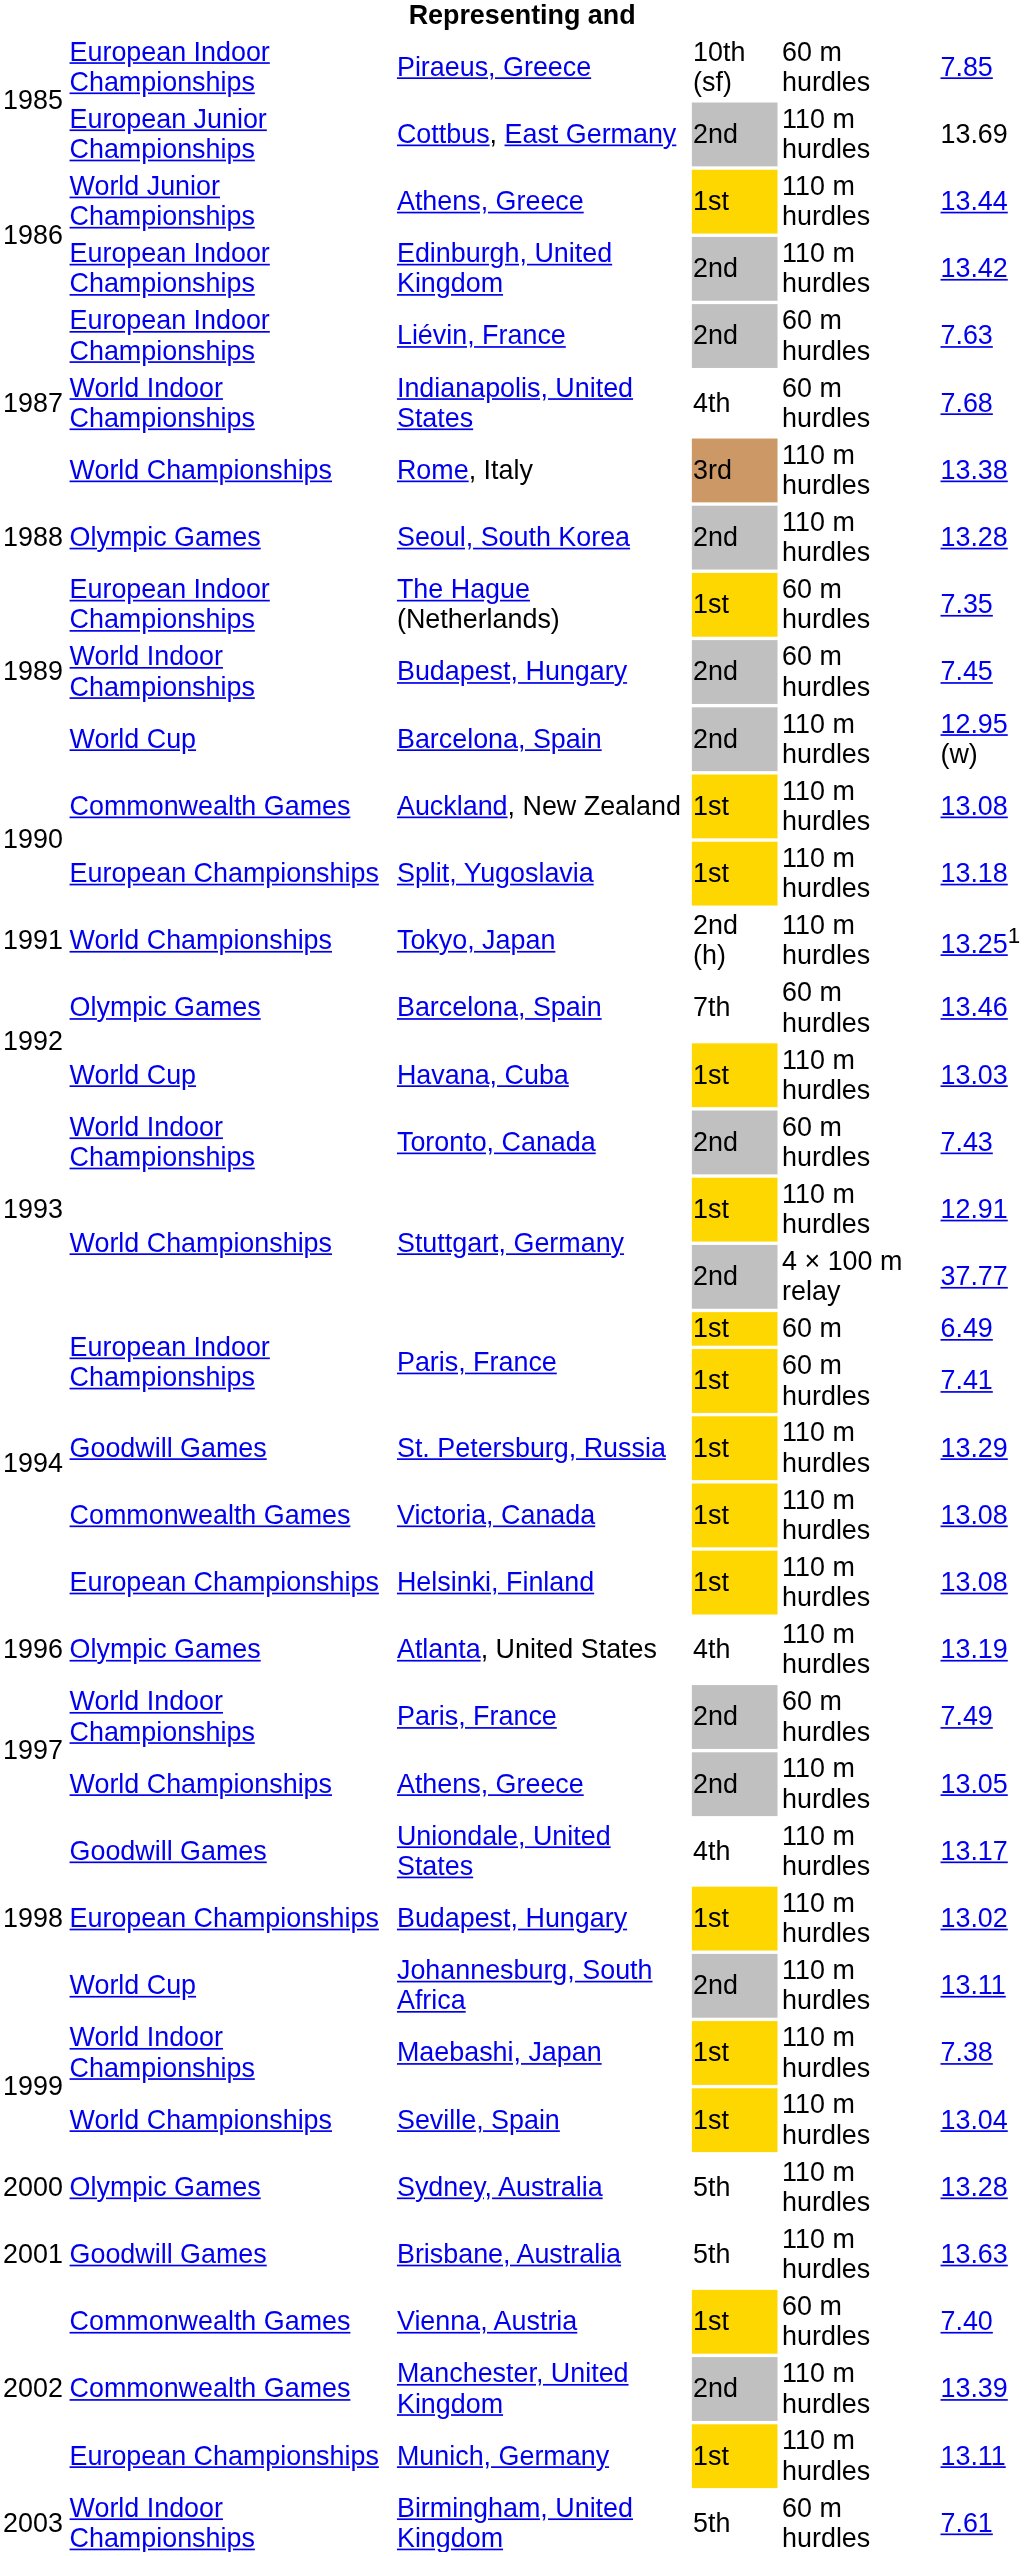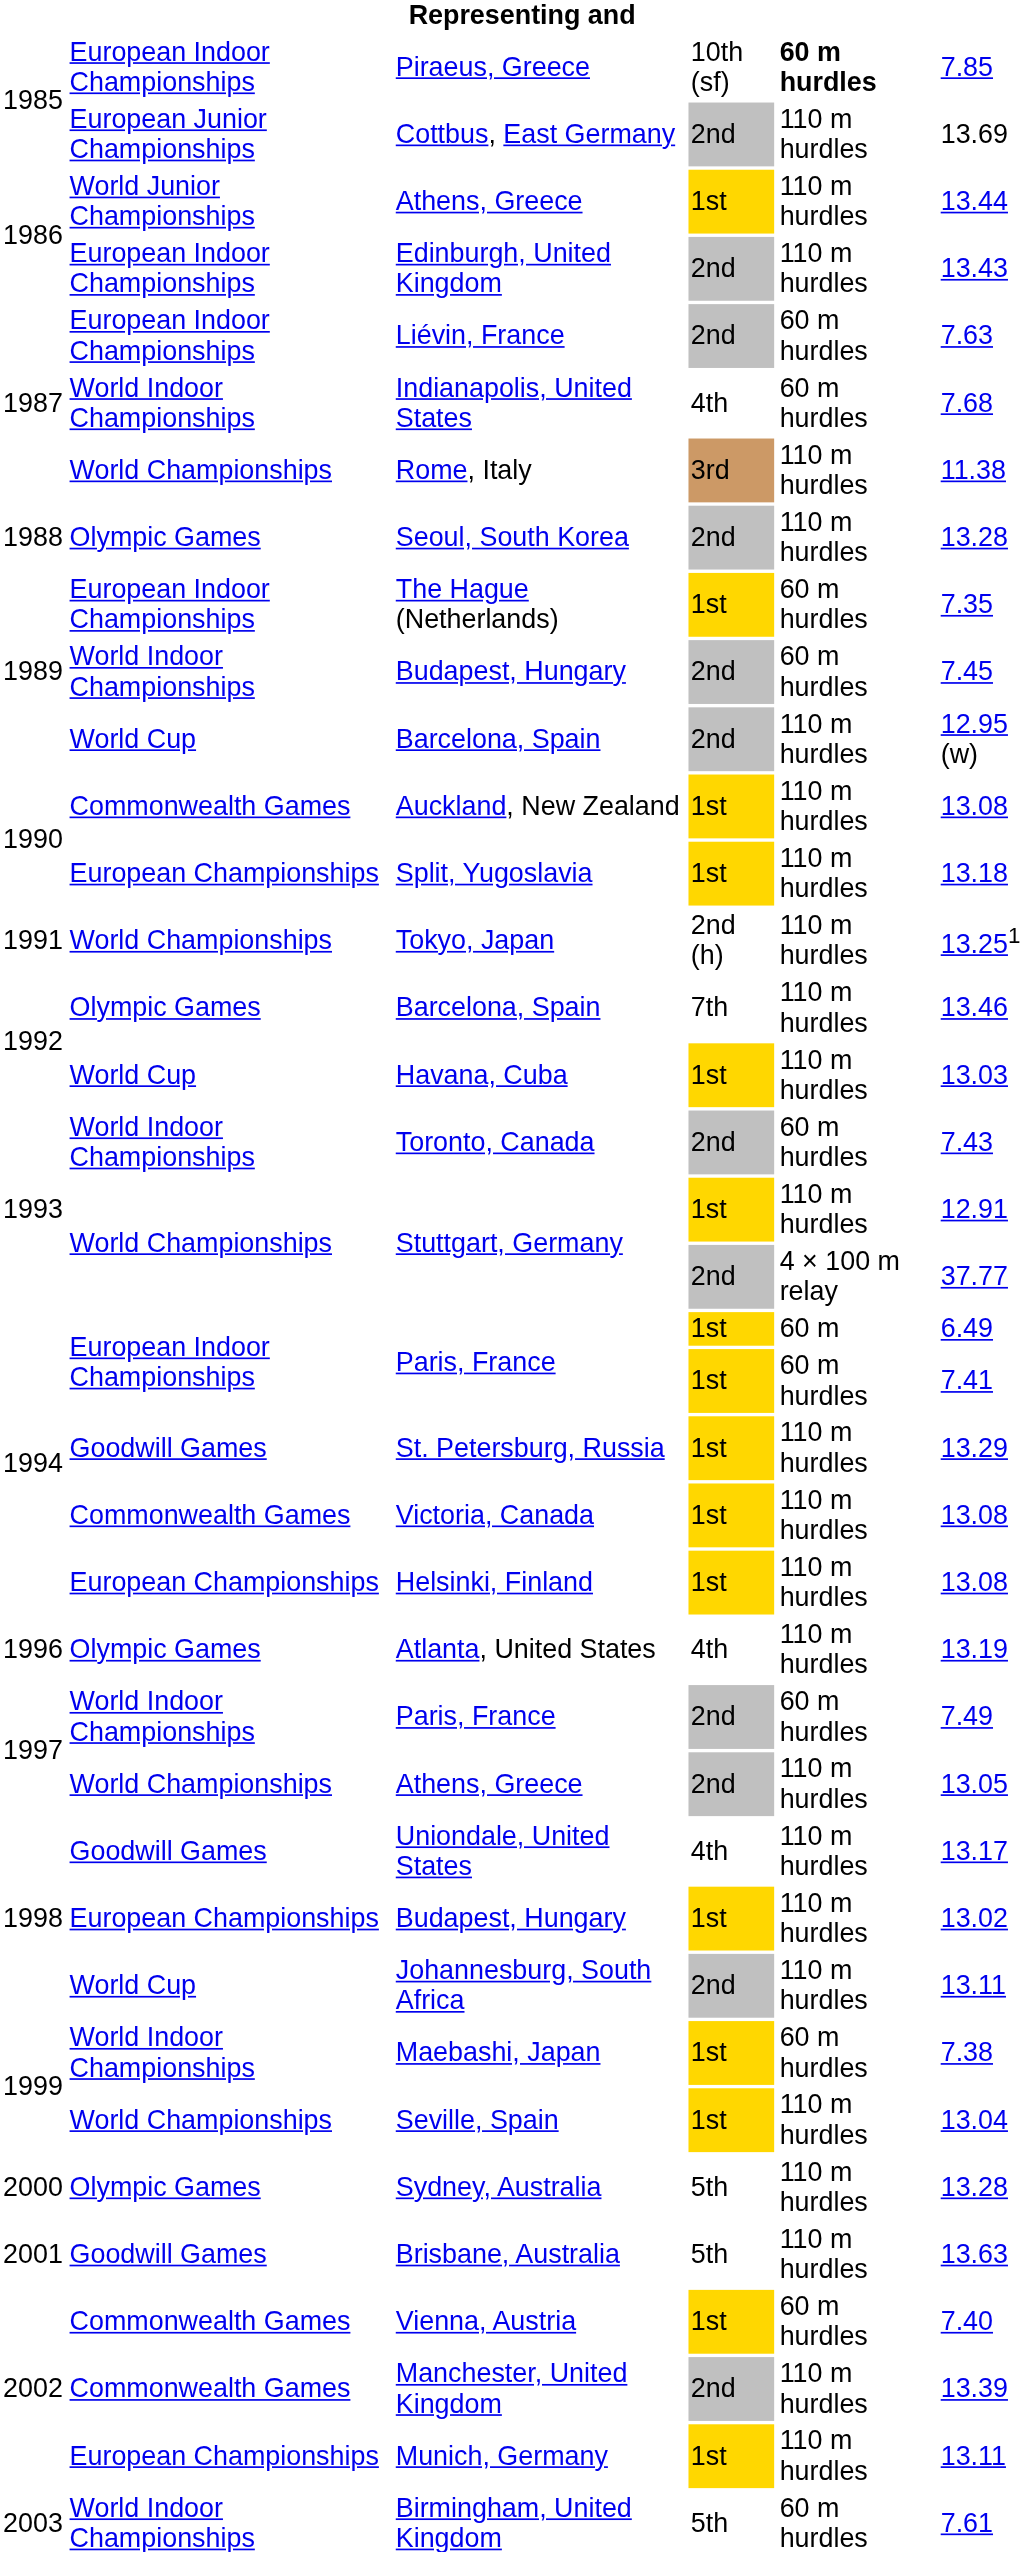(826, 66) normal -> (828, 66) bold
(974, 268) 13.42 -> (974, 268) 13.43
(974, 470) 13.38 -> (973, 470) 11.38
(826, 1007) 60 m hurdles -> (824, 1007) 110 m hurdles
(826, 2052) 110 m hurdles -> (824, 2052) 60 m hurdles
